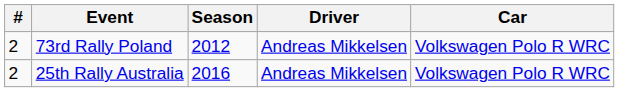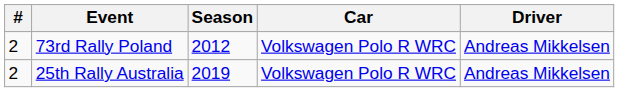columns swapped: (334, 18) <-> (512, 18)
(211, 73) 2016 -> (211, 73) 2019
